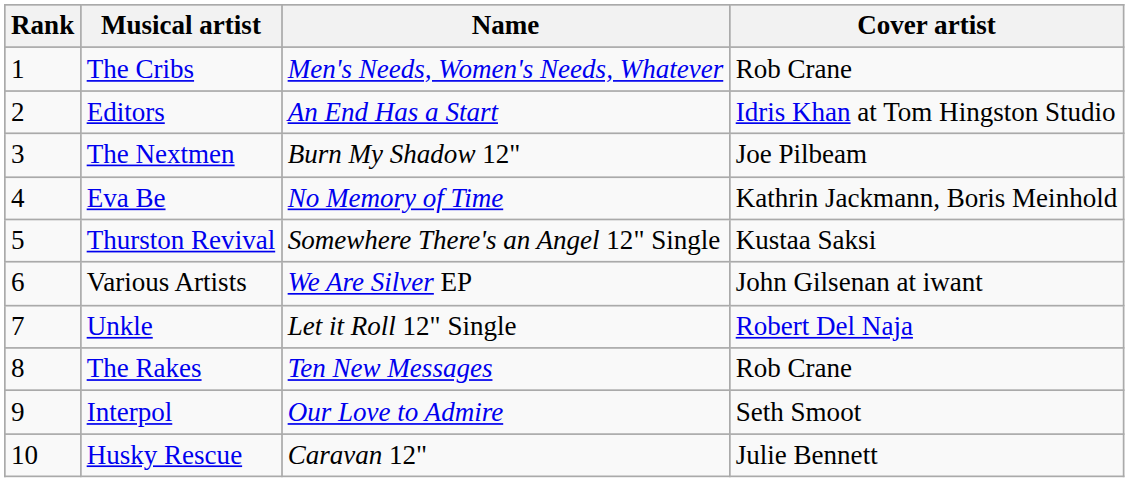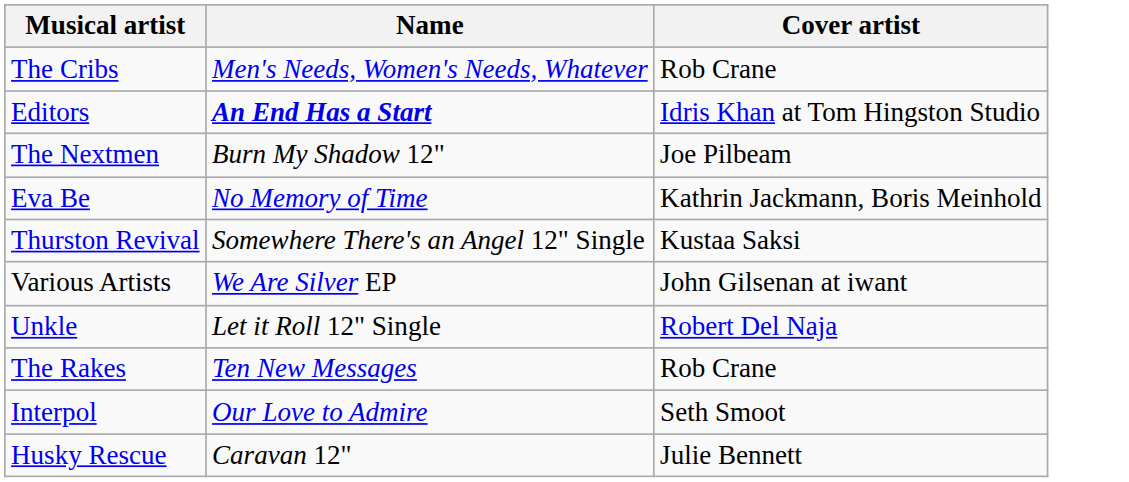- column: (43, 25)
(393, 111) normal -> (322, 111) bold
